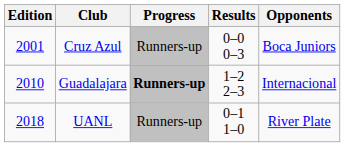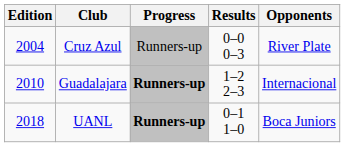(30, 45) 2001 -> (30, 45) 2004
(299, 45) Boca Juniors -> (299, 45) River Plate
(169, 122) normal -> (169, 122) bold
(299, 122) River Plate -> (299, 122) Boca Juniors
